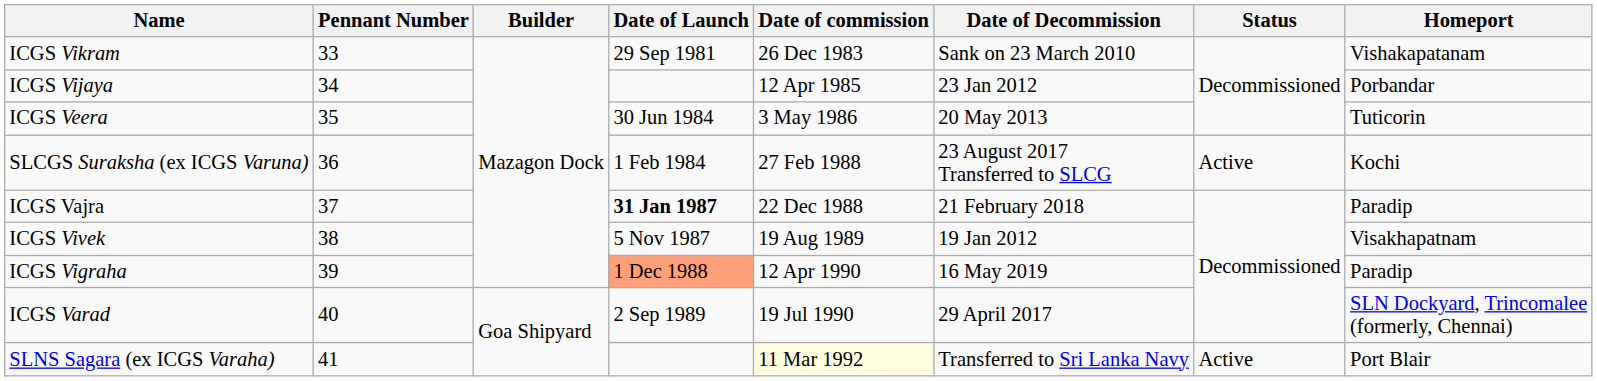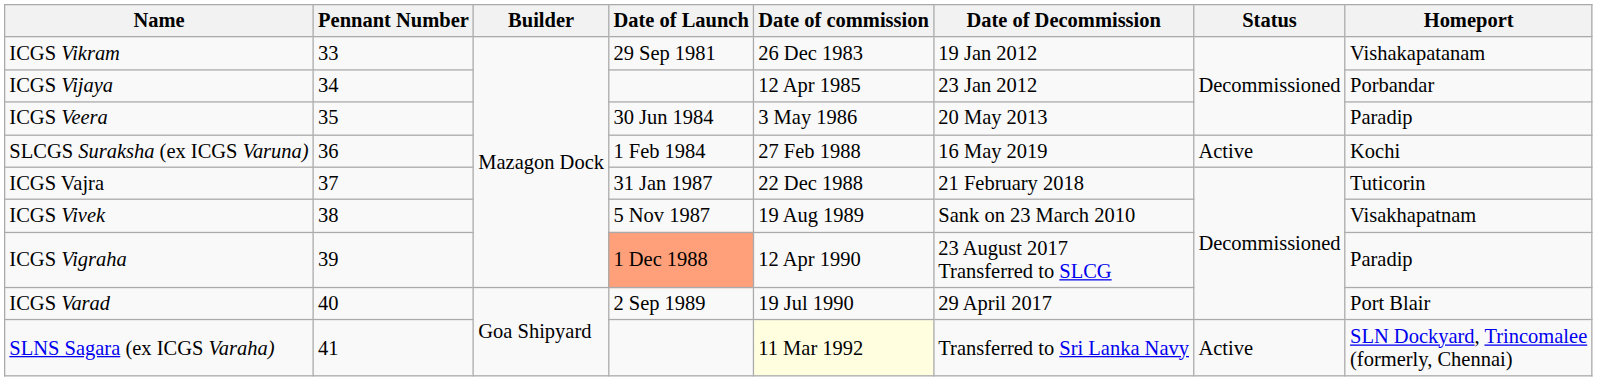(1037, 53) Sank on 23 March 2010 -> (988, 53) 19 Jan 2012
(1388, 118) Tuticorin -> (1381, 118) Paradip
(1025, 162) 23 August 2017 Transferred to SLCG -> (993, 150) 16 May 2019
(665, 206) bold -> (663, 183) normal
(1381, 206) Paradip -> (1388, 183) Tuticorin
(988, 238) 19 Jan 2012 -> (1037, 215) Sank on 23 March 2010
(993, 271) 16 May 2019 -> (1025, 259) 23 August 2017 Transferred to SLCG
(1469, 315) SLN Dockyard, Trincomalee (formerly, Chennai) -> (1390, 303) Port Blair
(1390, 359) Port Blair -> (1469, 347) SLN Dockyard, Trincomalee (formerly, Chennai)
